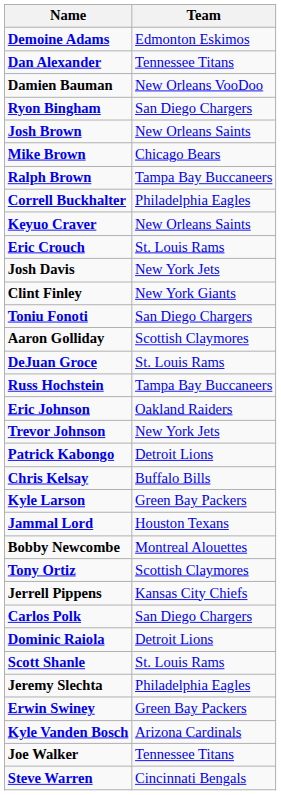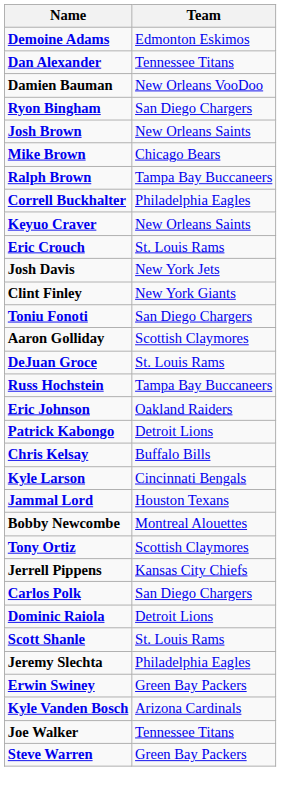- row: (57, 431)
(191, 500) Green Bay Packers -> (191, 477) Cincinnati Bengals
(191, 778) Cincinnati Bengals -> (191, 754) Green Bay Packers
